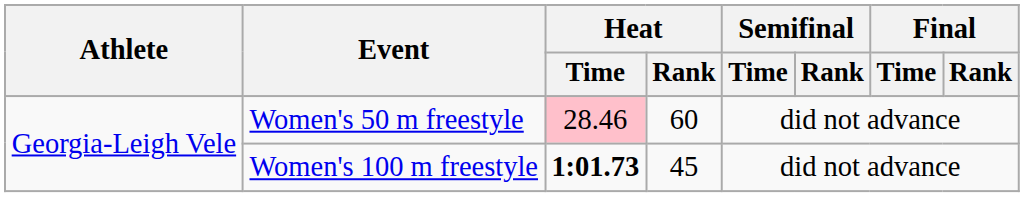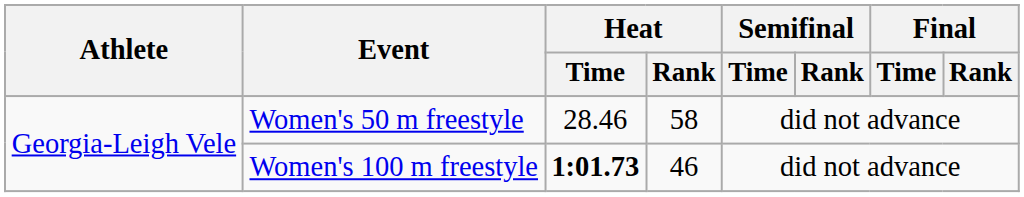(595, 119) pink background -> (595, 119) no background
(684, 119) 60 -> (684, 119) 58
(684, 166) 45 -> (684, 166) 46
